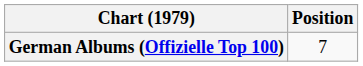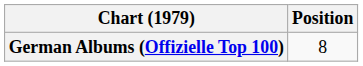(323, 46) 7 -> (323, 46) 8
